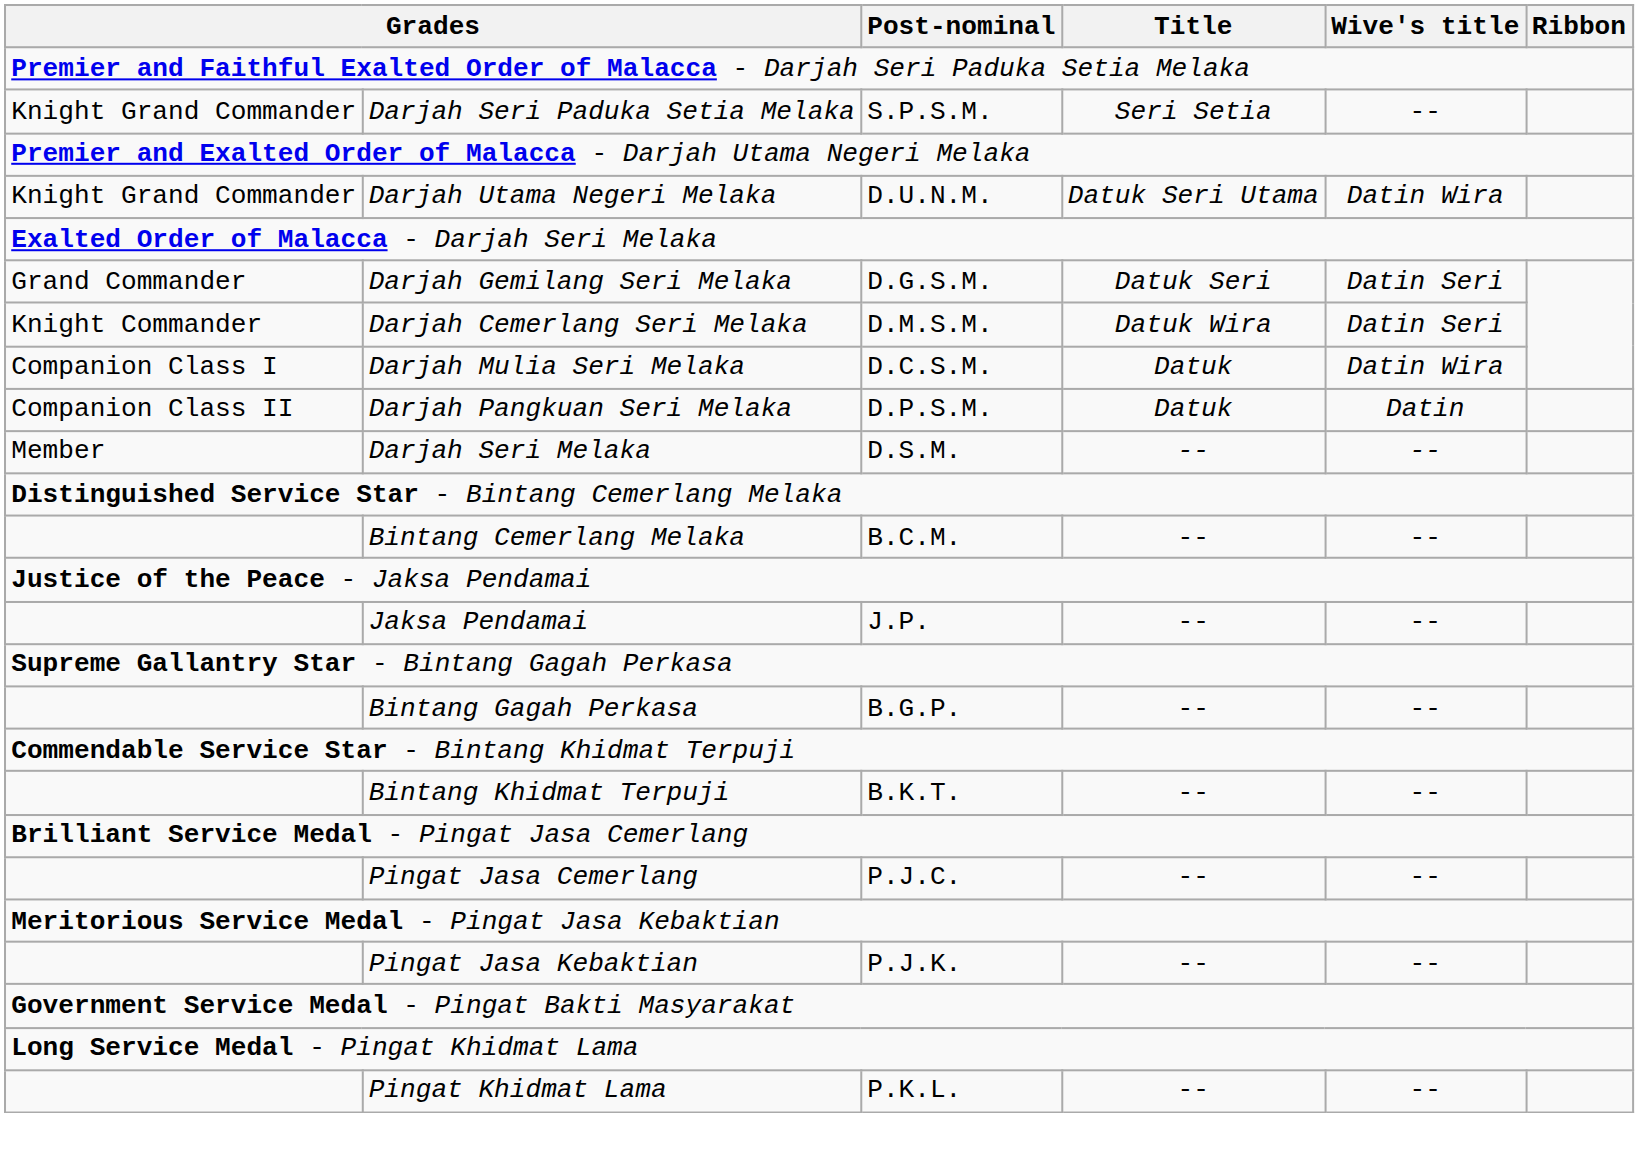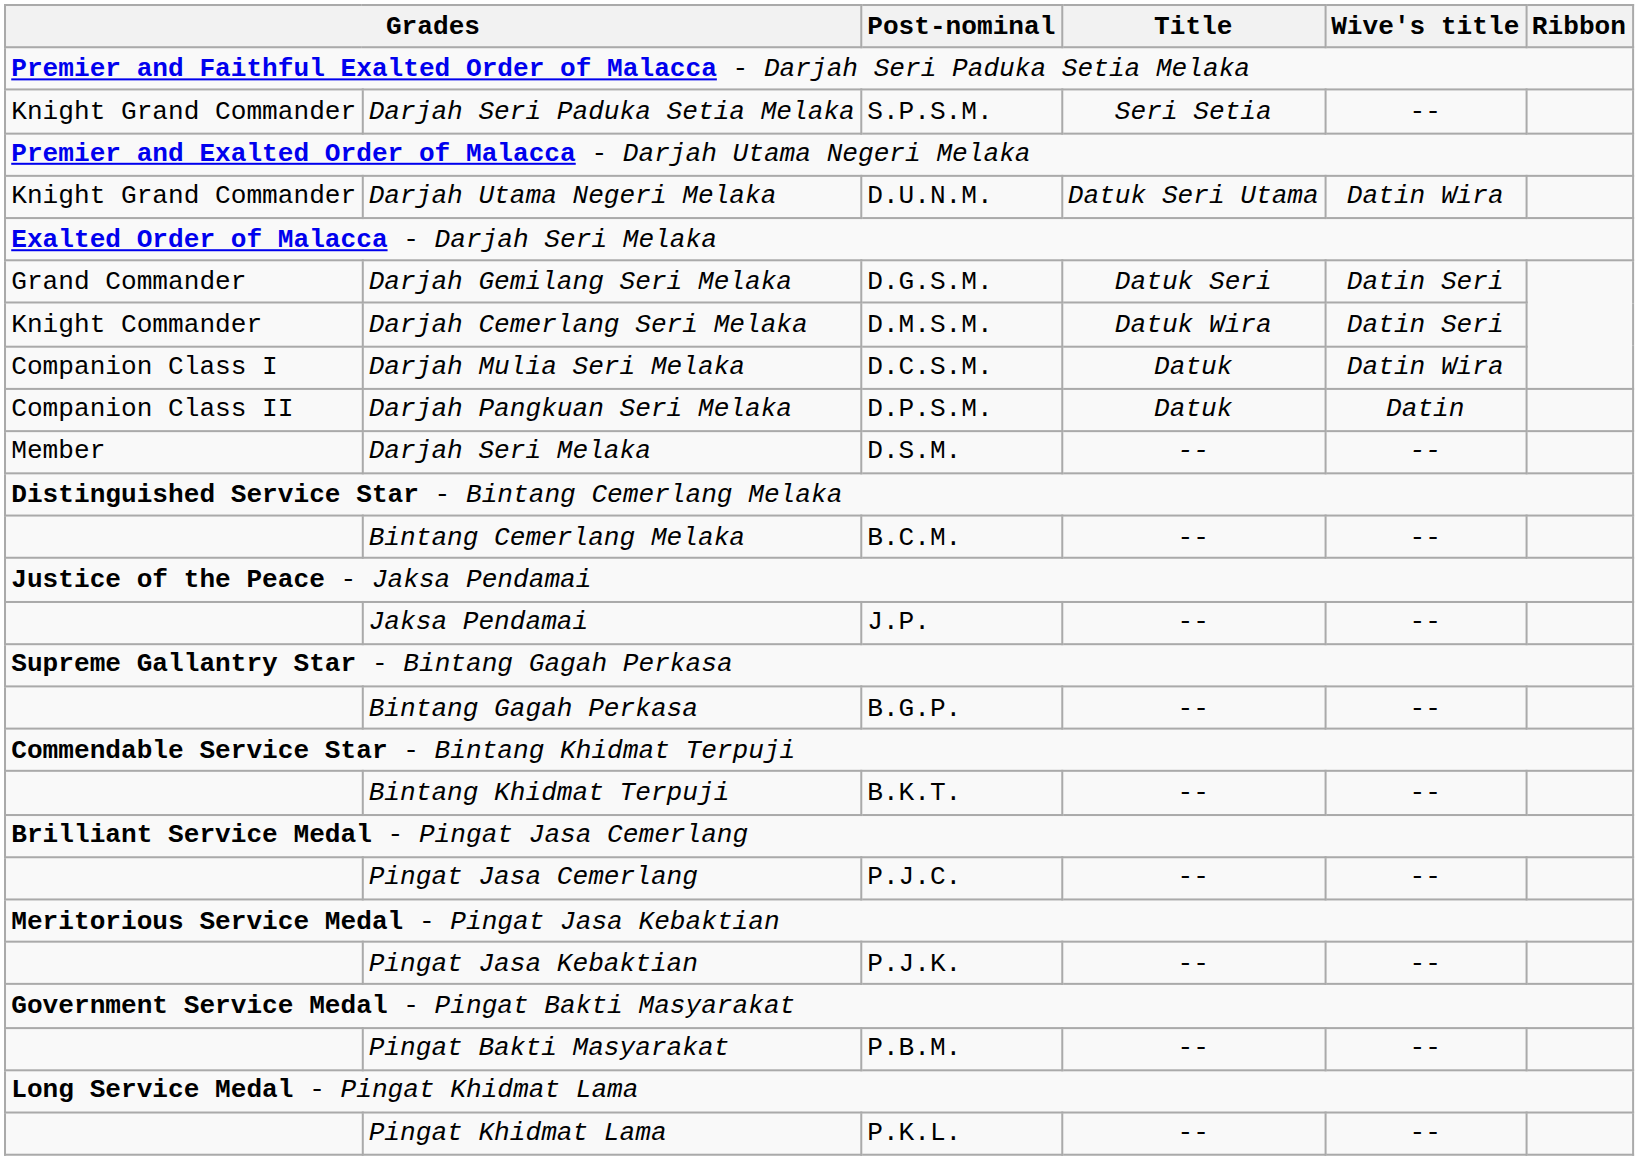+ row: (549, 1048)
